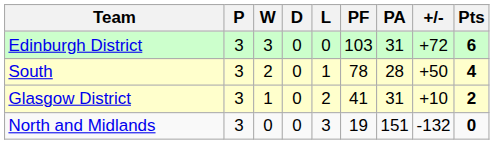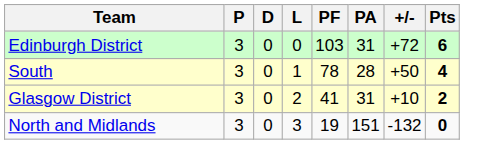- column: (268, 17)
